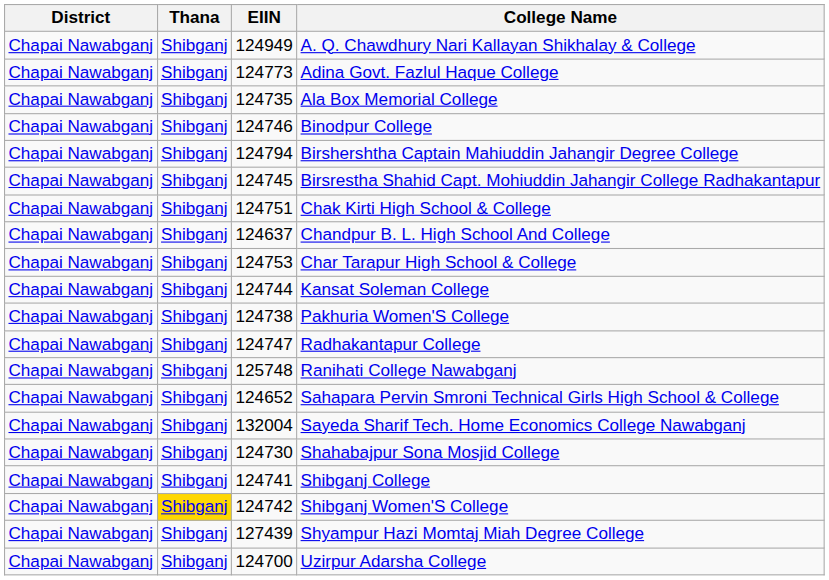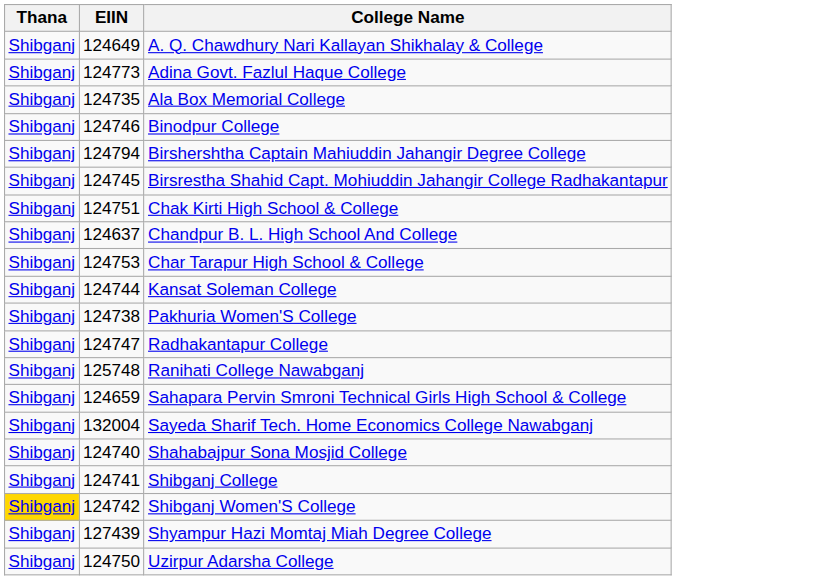- column: (81, 18)
(264, 45) 124949 -> (112, 45) 124649
(264, 398) 124652 -> (112, 398) 124659
(264, 452) 124730 -> (112, 452) 124740
(264, 561) 124700 -> (112, 561) 124750
